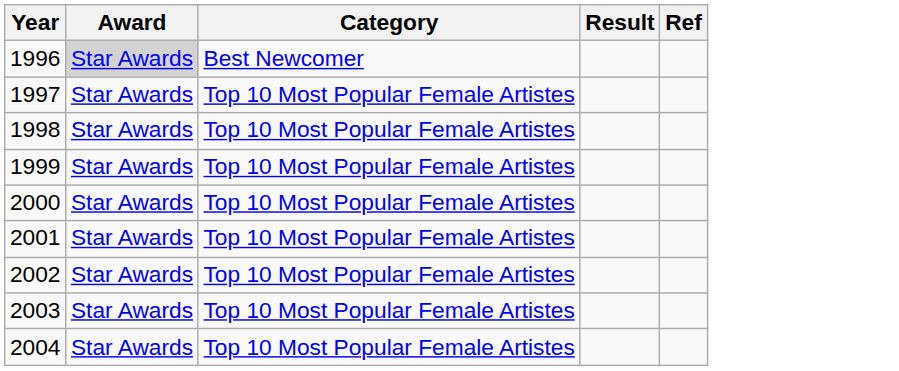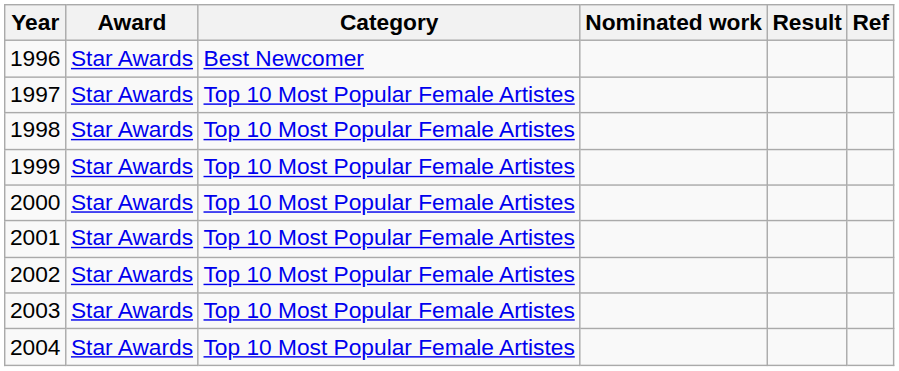+ column: (674, 22)
(132, 58) lightgrey background -> (132, 58) no background
